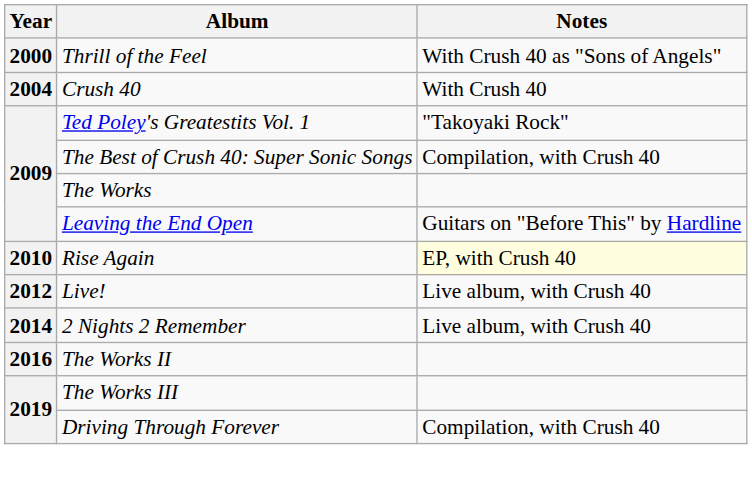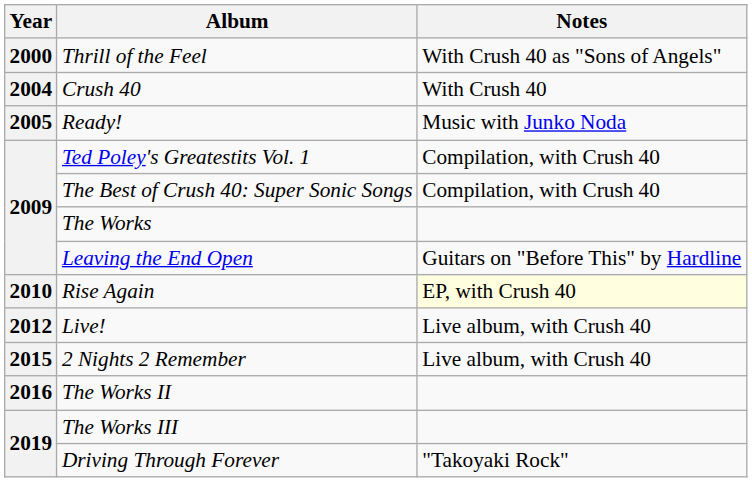+ row: (92, 122)
(496, 122) "Takoyaki Rock" -> (541, 156) Compilation, with Crush 40
(31, 325) 2014 -> (31, 358) 2015
(541, 426) Compilation, with Crush 40 -> (496, 460) "Takoyaki Rock"
